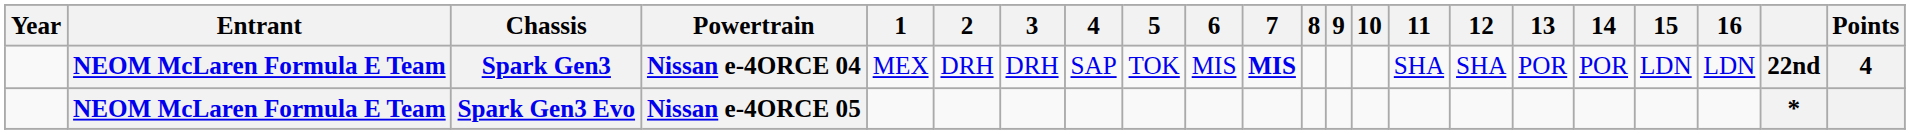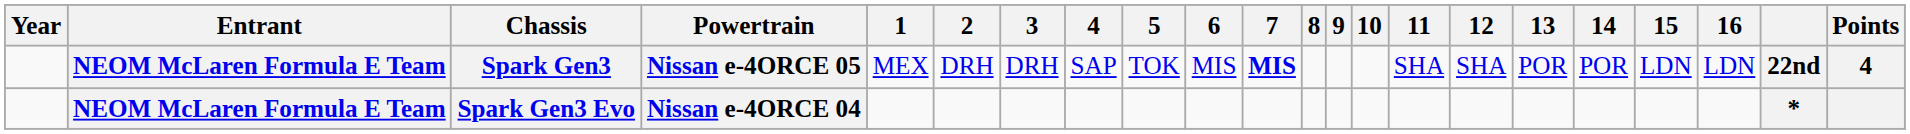(754, 66) Nissan e-4ORCE 04 -> (754, 66) Nissan e-4ORCE 05
(754, 107) Nissan e-4ORCE 05 -> (754, 107) Nissan e-4ORCE 04
